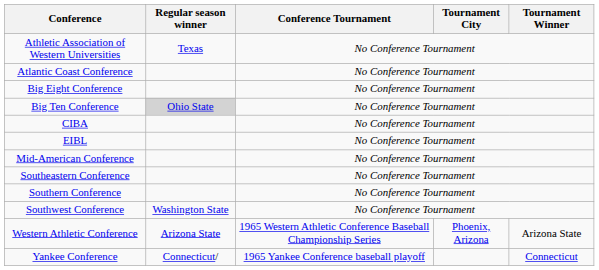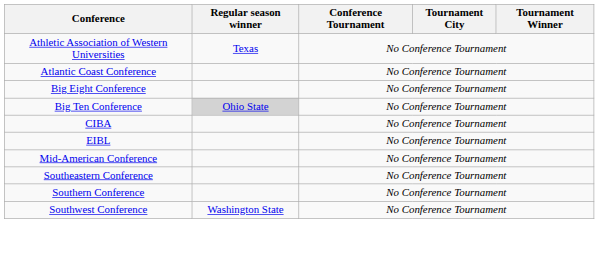- row: (75, 233)
- row: (75, 256)
